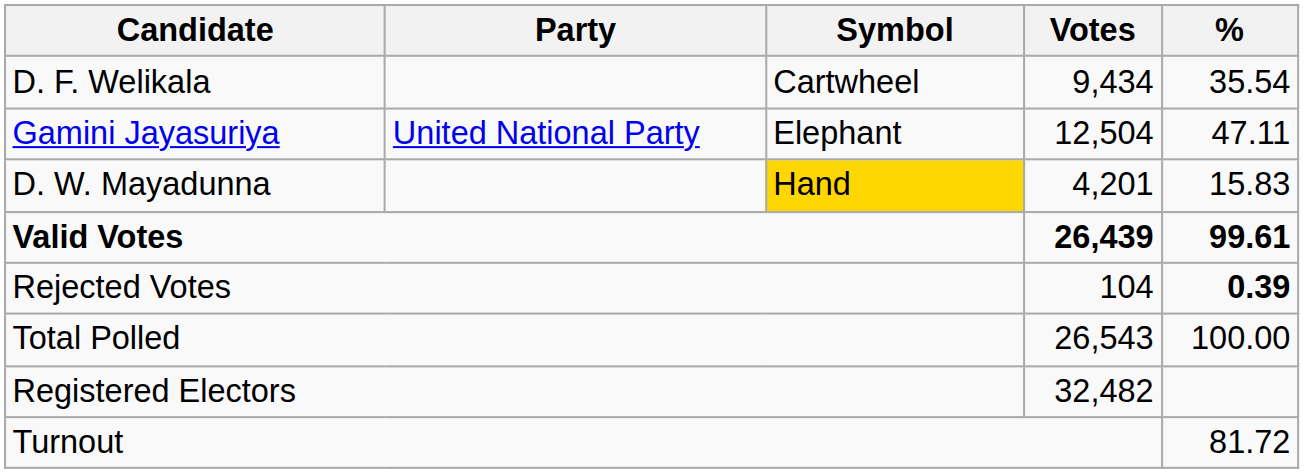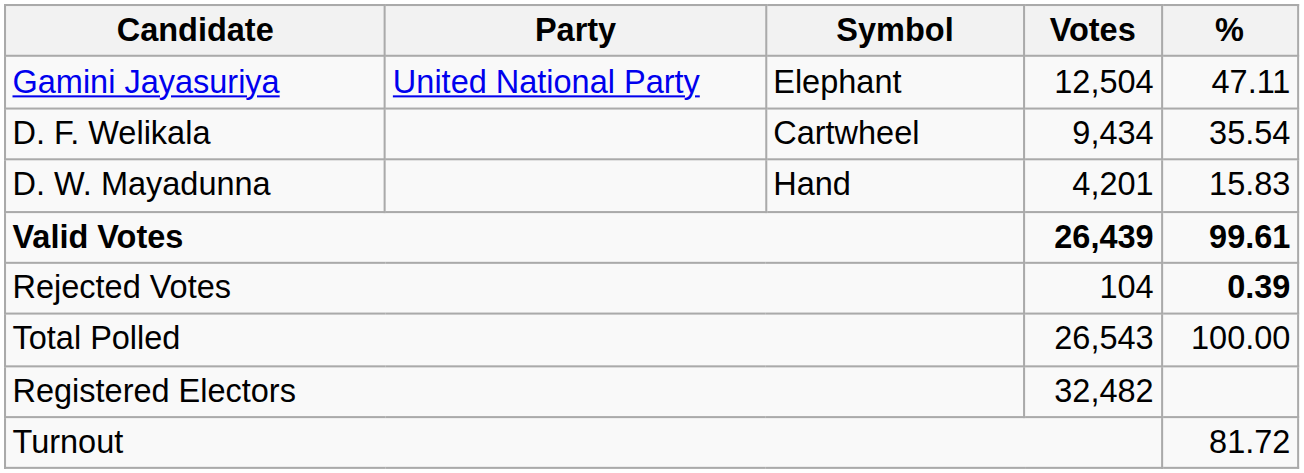rows swapped: (146, 133) <-> (111, 81)
(812, 184) gold background -> (812, 184) no background
